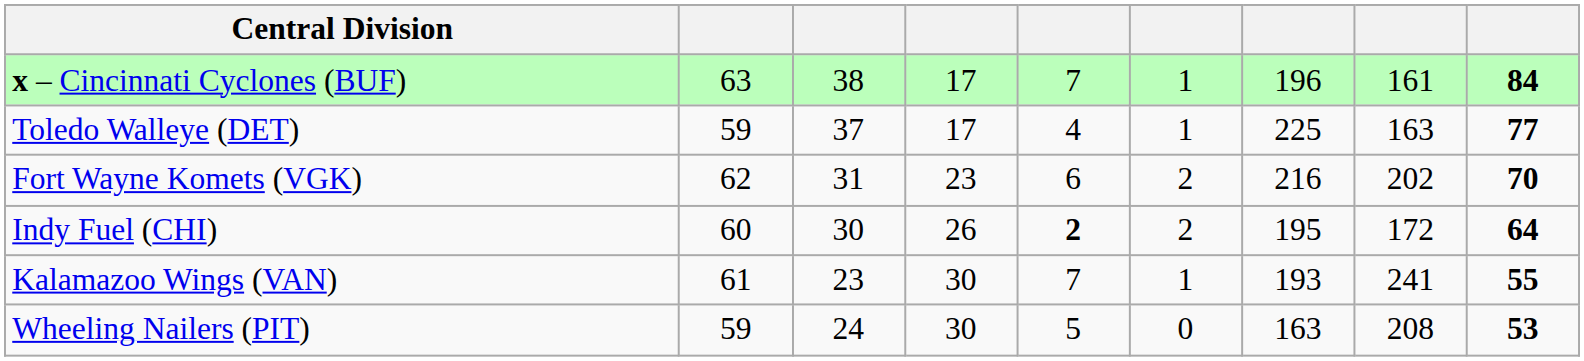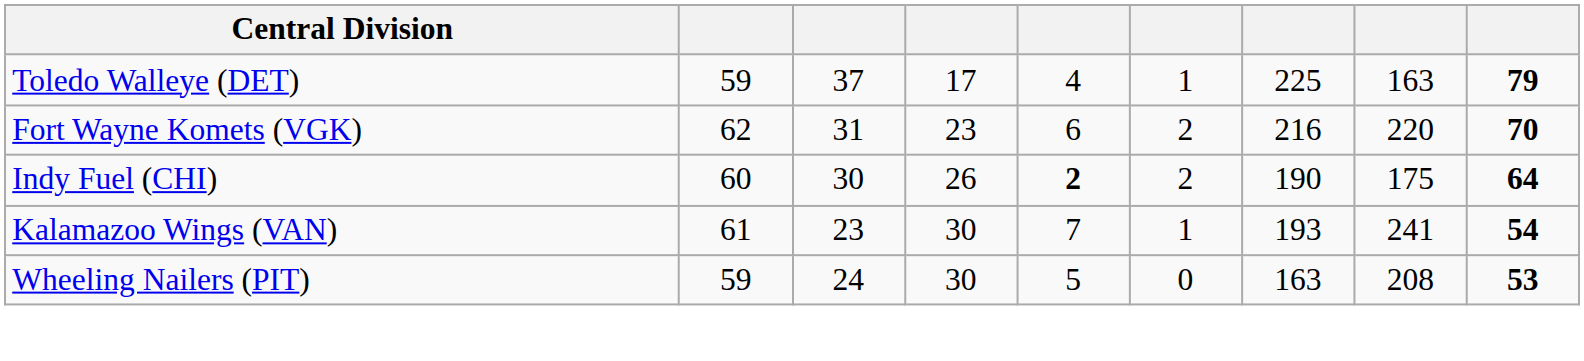- row: (209, 79)
(1523, 129) 77 -> (1523, 79) 79
(1410, 179) 202 -> (1410, 129) 220
(1298, 229) 195 -> (1298, 179) 190
(1410, 229) 172 -> (1410, 179) 175
(1523, 279) 55 -> (1523, 229) 54
